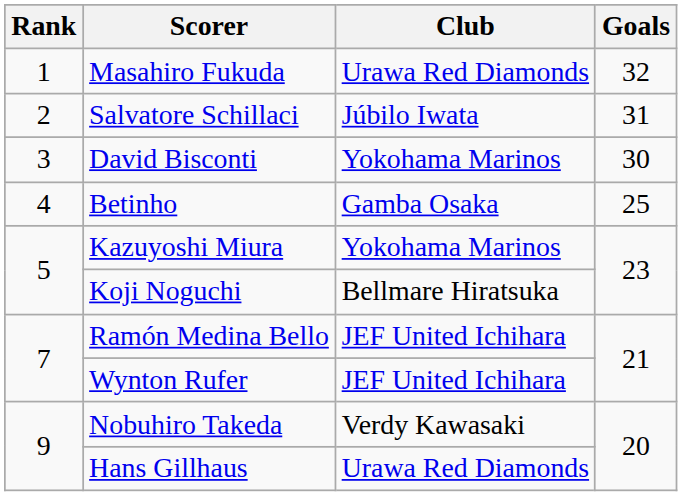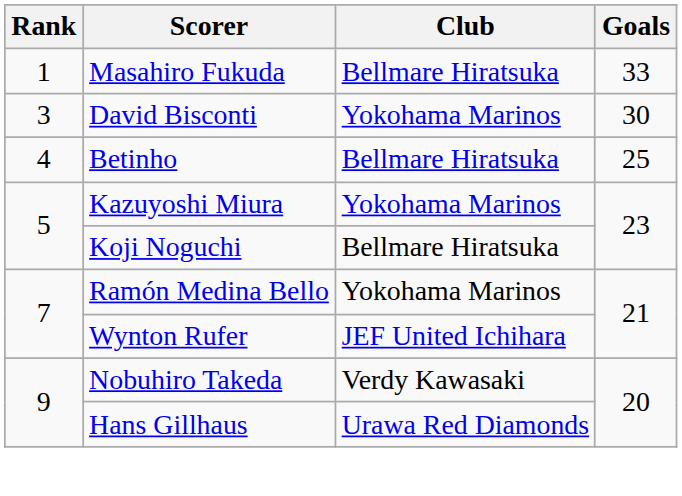(465, 70) Urawa Red Diamonds -> (450, 70) Bellmare Hiratsuka
(636, 70) 32 -> (636, 70) 33
- row: (194, 114)
(420, 203) Gamba Osaka -> (450, 159) Bellmare Hiratsuka
(454, 335) JEF United Ichihara -> (451, 291) Yokohama Marinos
